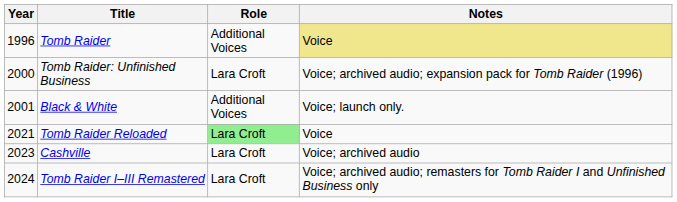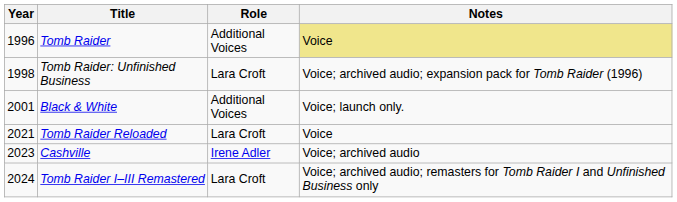(21, 74) 2000 -> (21, 74) 1998
(238, 134) lightgreen background -> (238, 134) no background
(238, 153) Lara Croft -> (241, 153) Irene Adler
